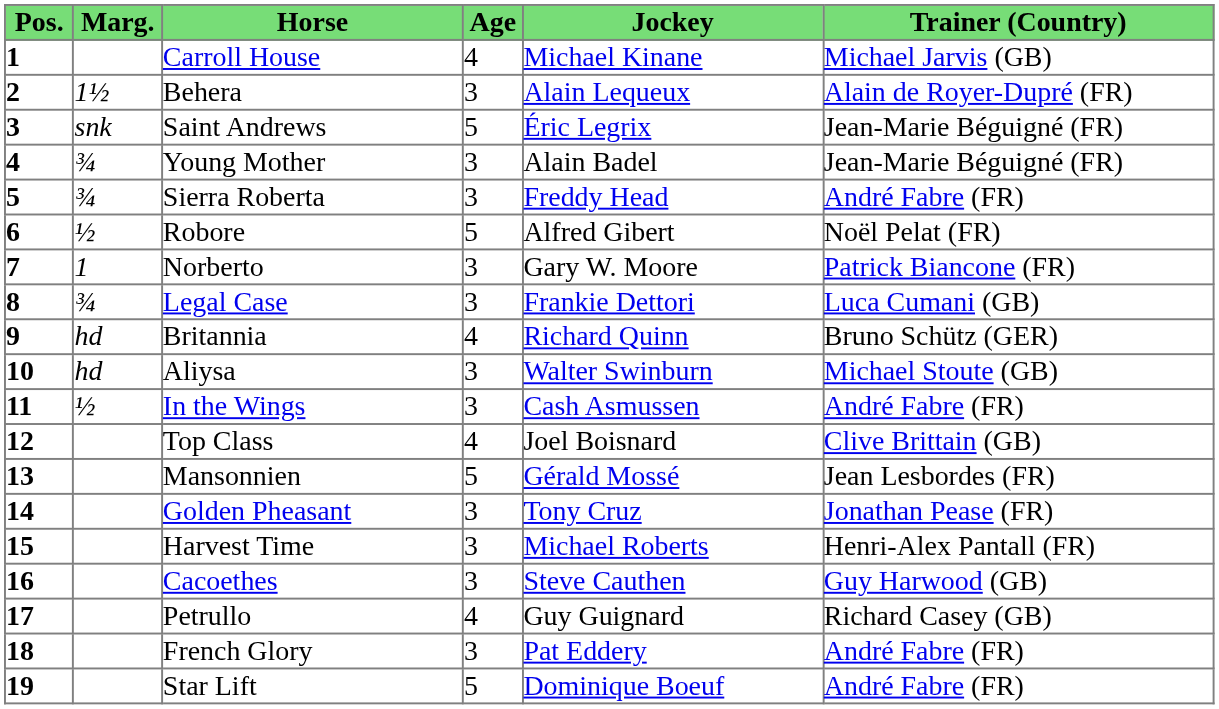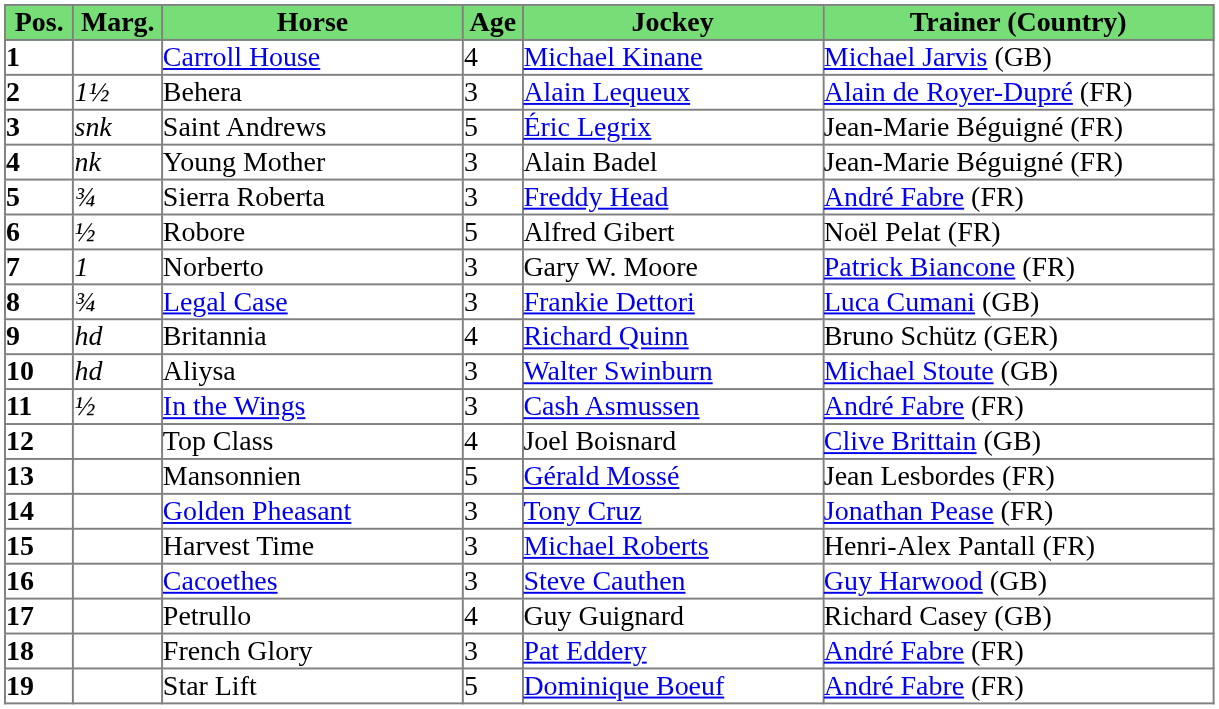(85, 161) ¾ -> (88, 161) nk
